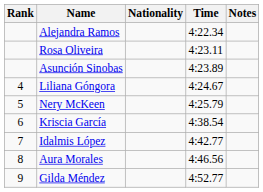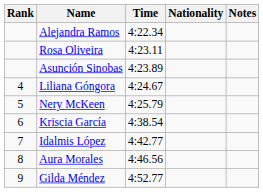columns swapped: (156, 13) <-> (206, 13)
